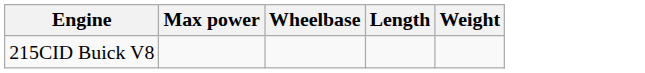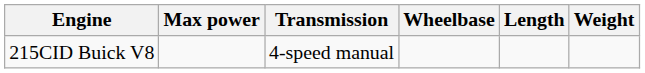+ column: (332, 20)
